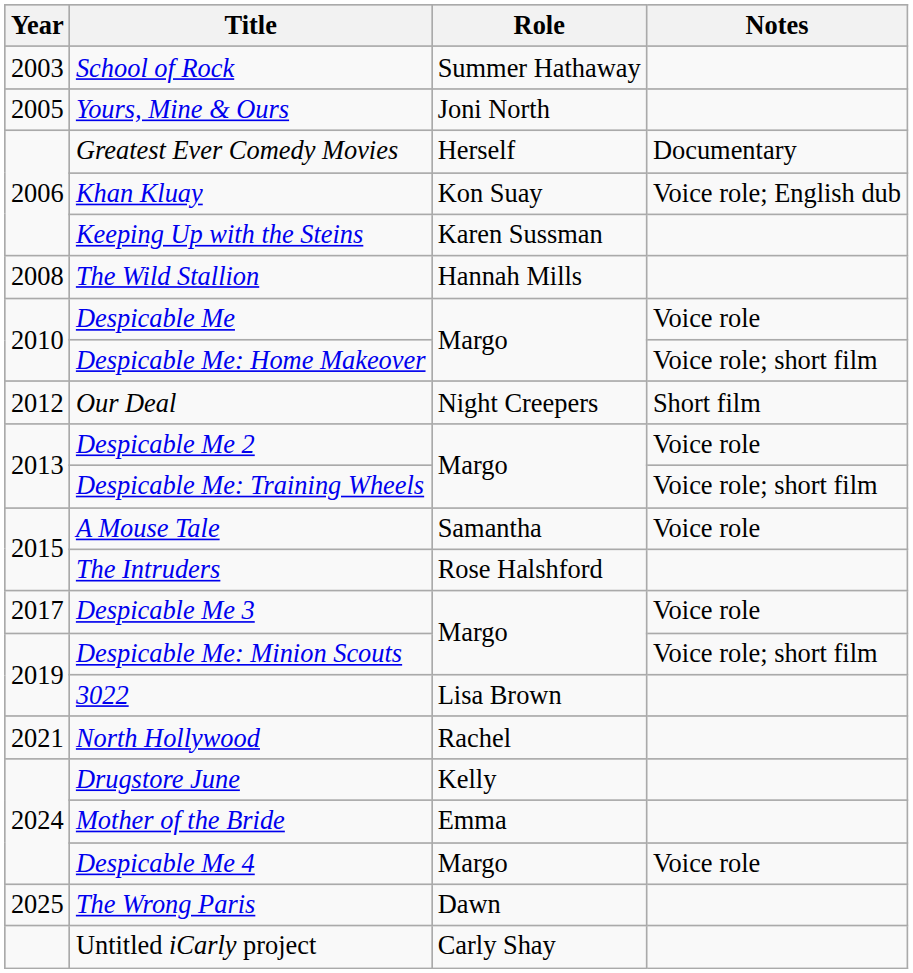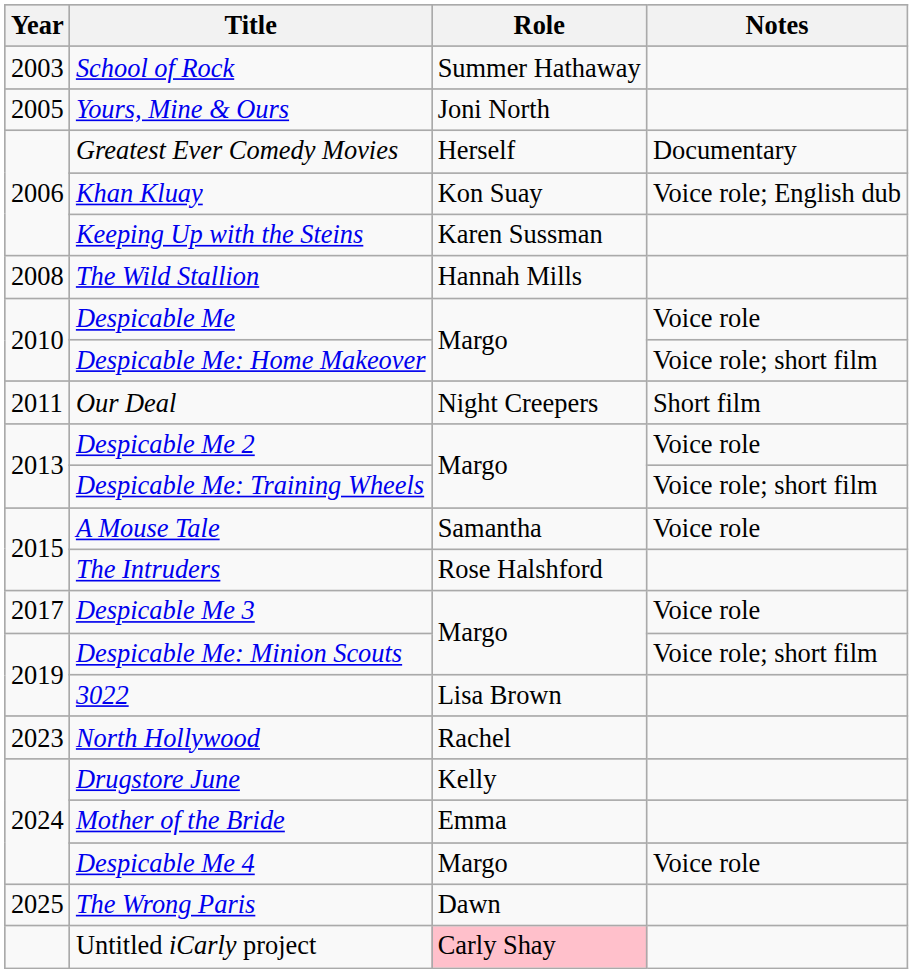(37, 402) 2012 -> (37, 402) 2011
(37, 737) 2021 -> (37, 737) 2023
(497, 946) no background -> (497, 946) pink background
